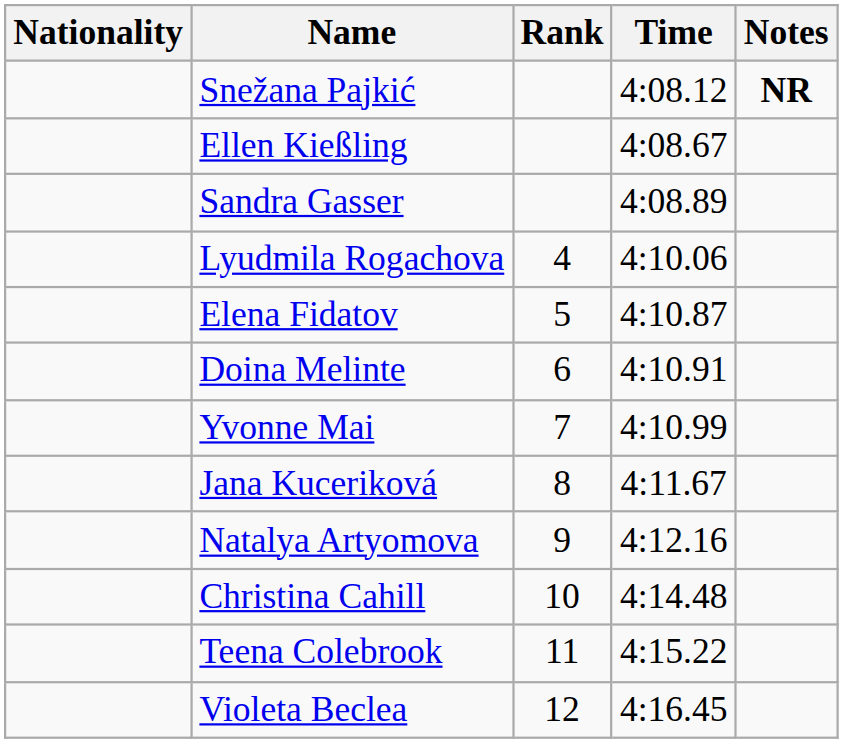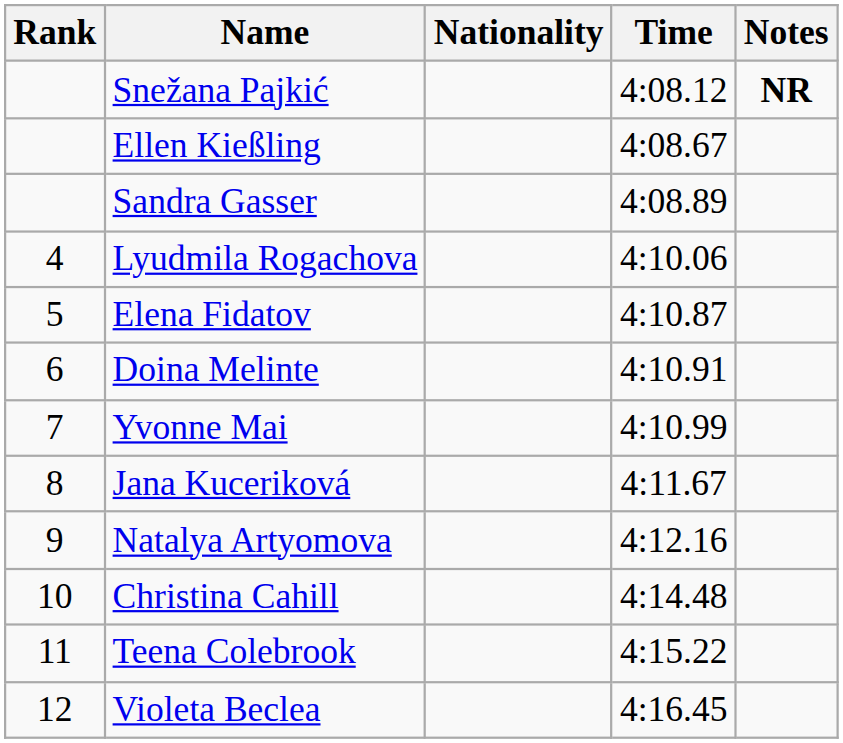columns swapped: (562, 32) <-> (98, 32)
